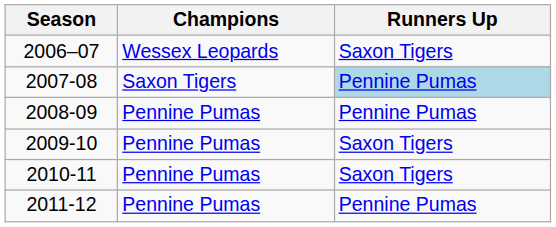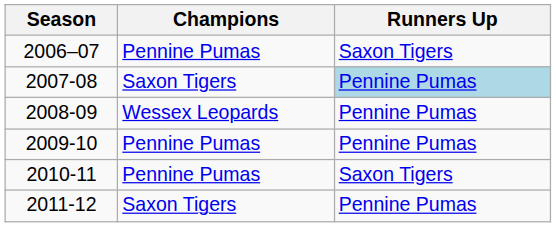(200, 50) Wessex Leopards -> (191, 50) Pennine Pumas
(191, 112) Pennine Pumas -> (200, 112) Wessex Leopards
(396, 143) Saxon Tigers -> (408, 143) Pennine Pumas
(191, 205) Pennine Pumas -> (179, 205) Saxon Tigers
